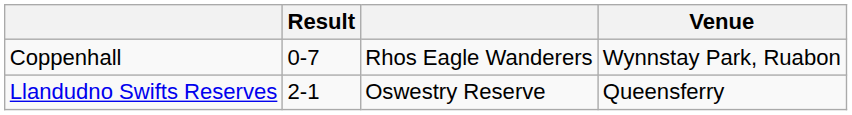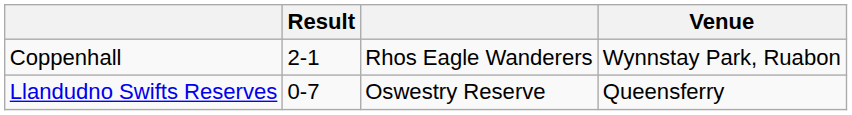(303, 57) 0-7 -> (303, 57) 2-1
(303, 92) 2-1 -> (303, 92) 0-7
